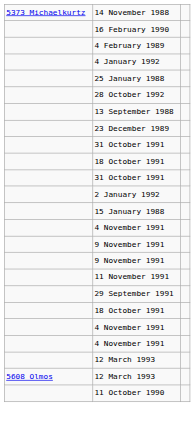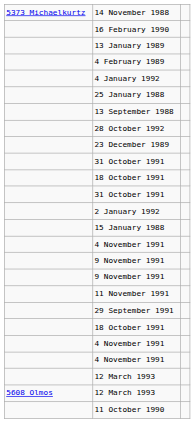+ row: (48, 45)
rows swapped: (48, 95) <-> (48, 112)
